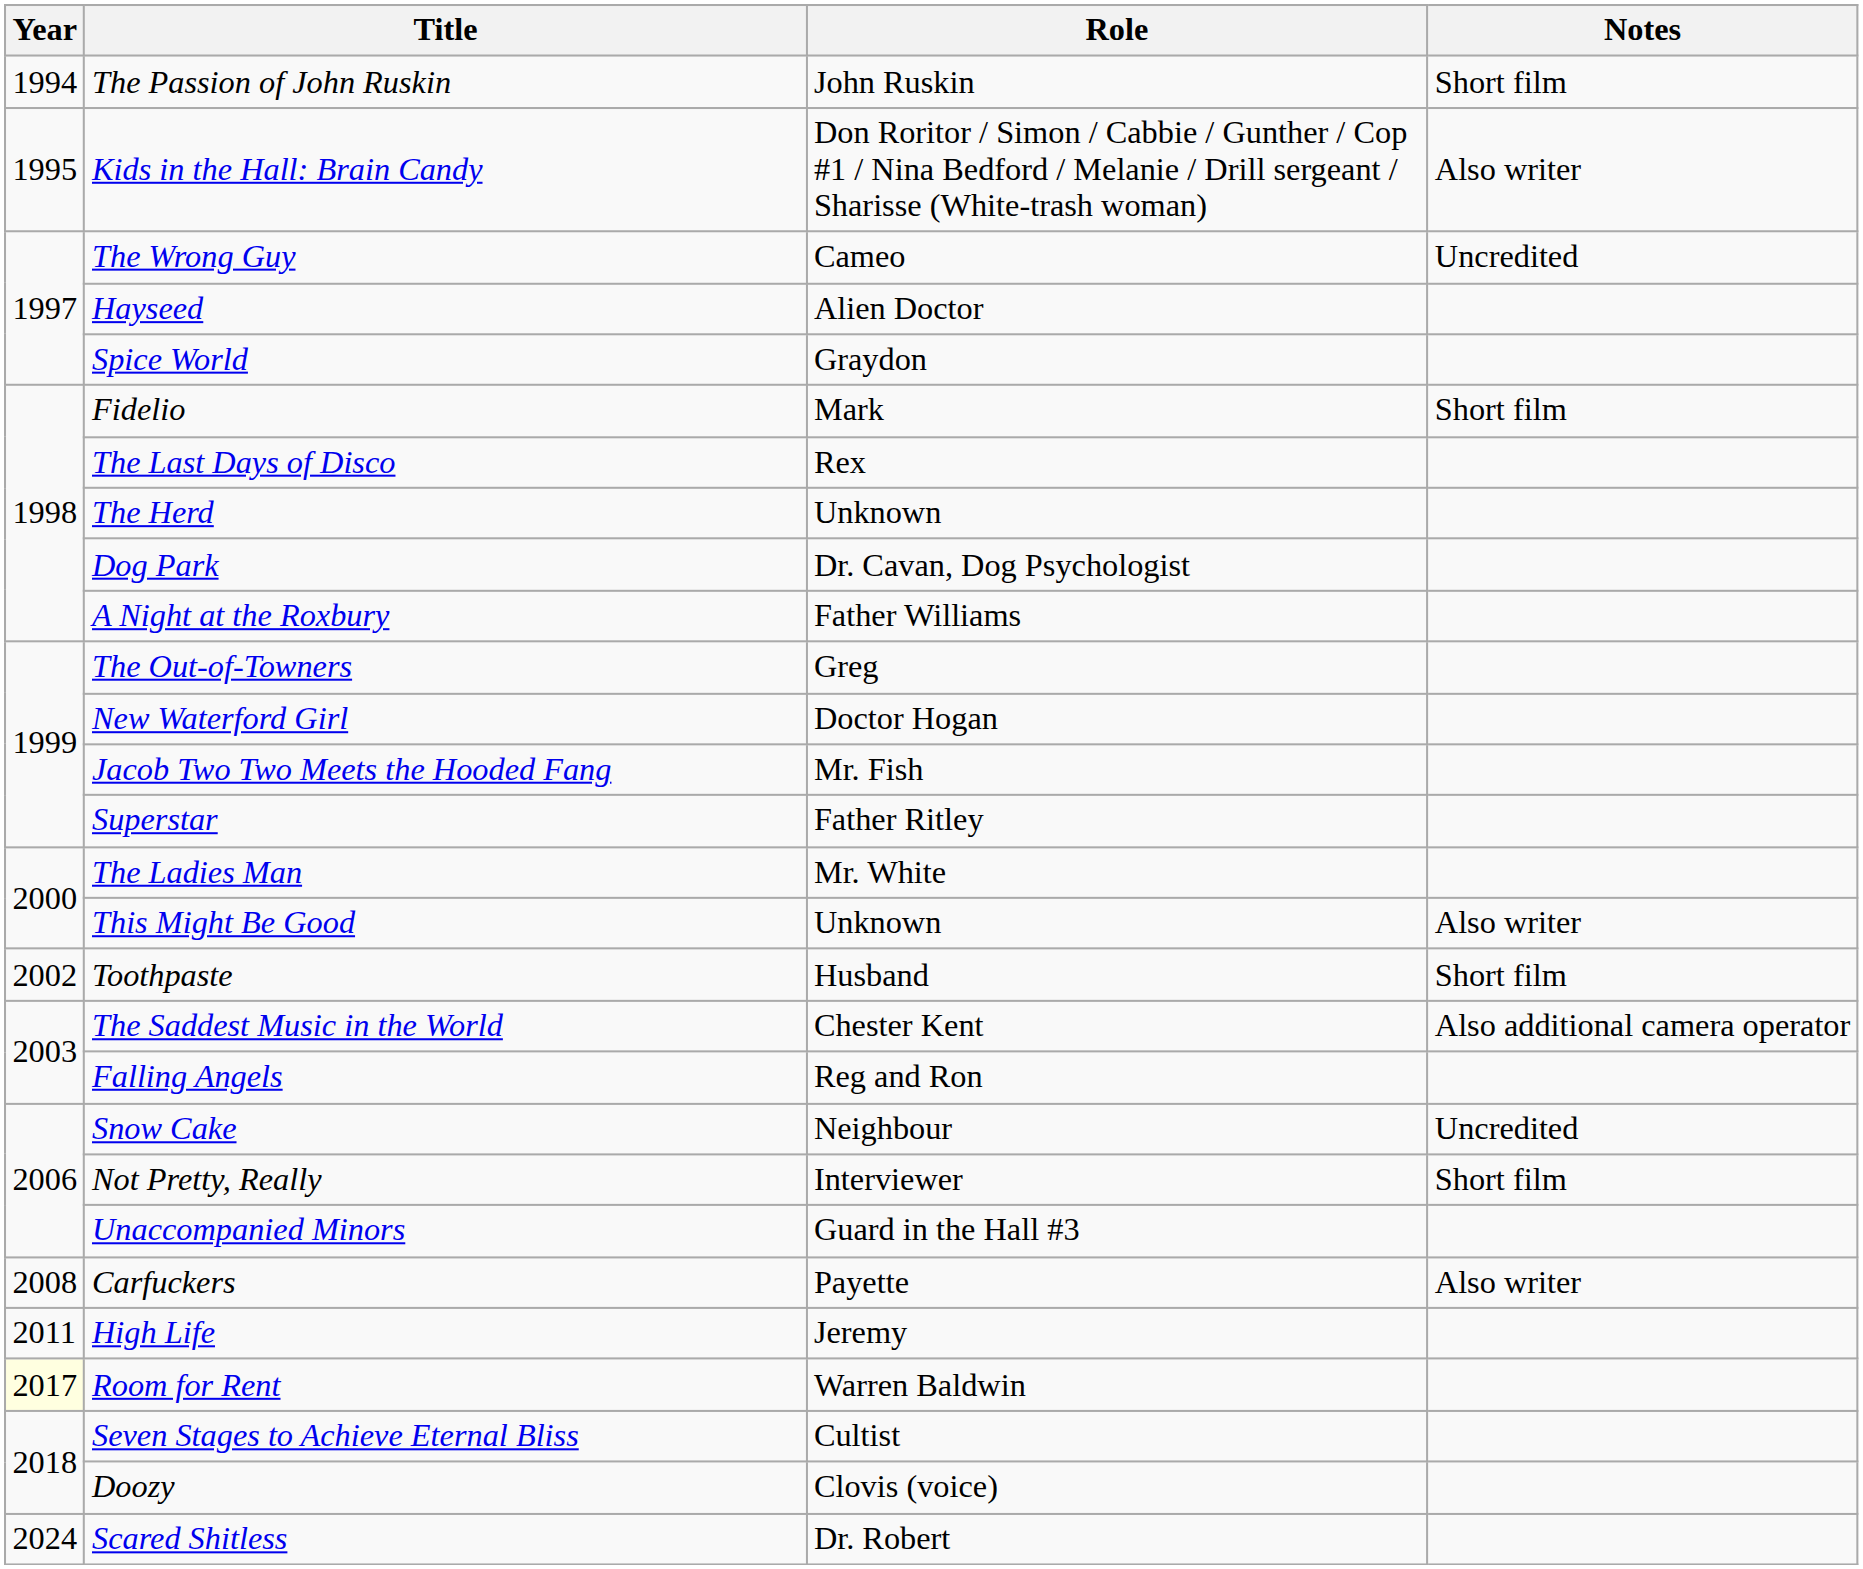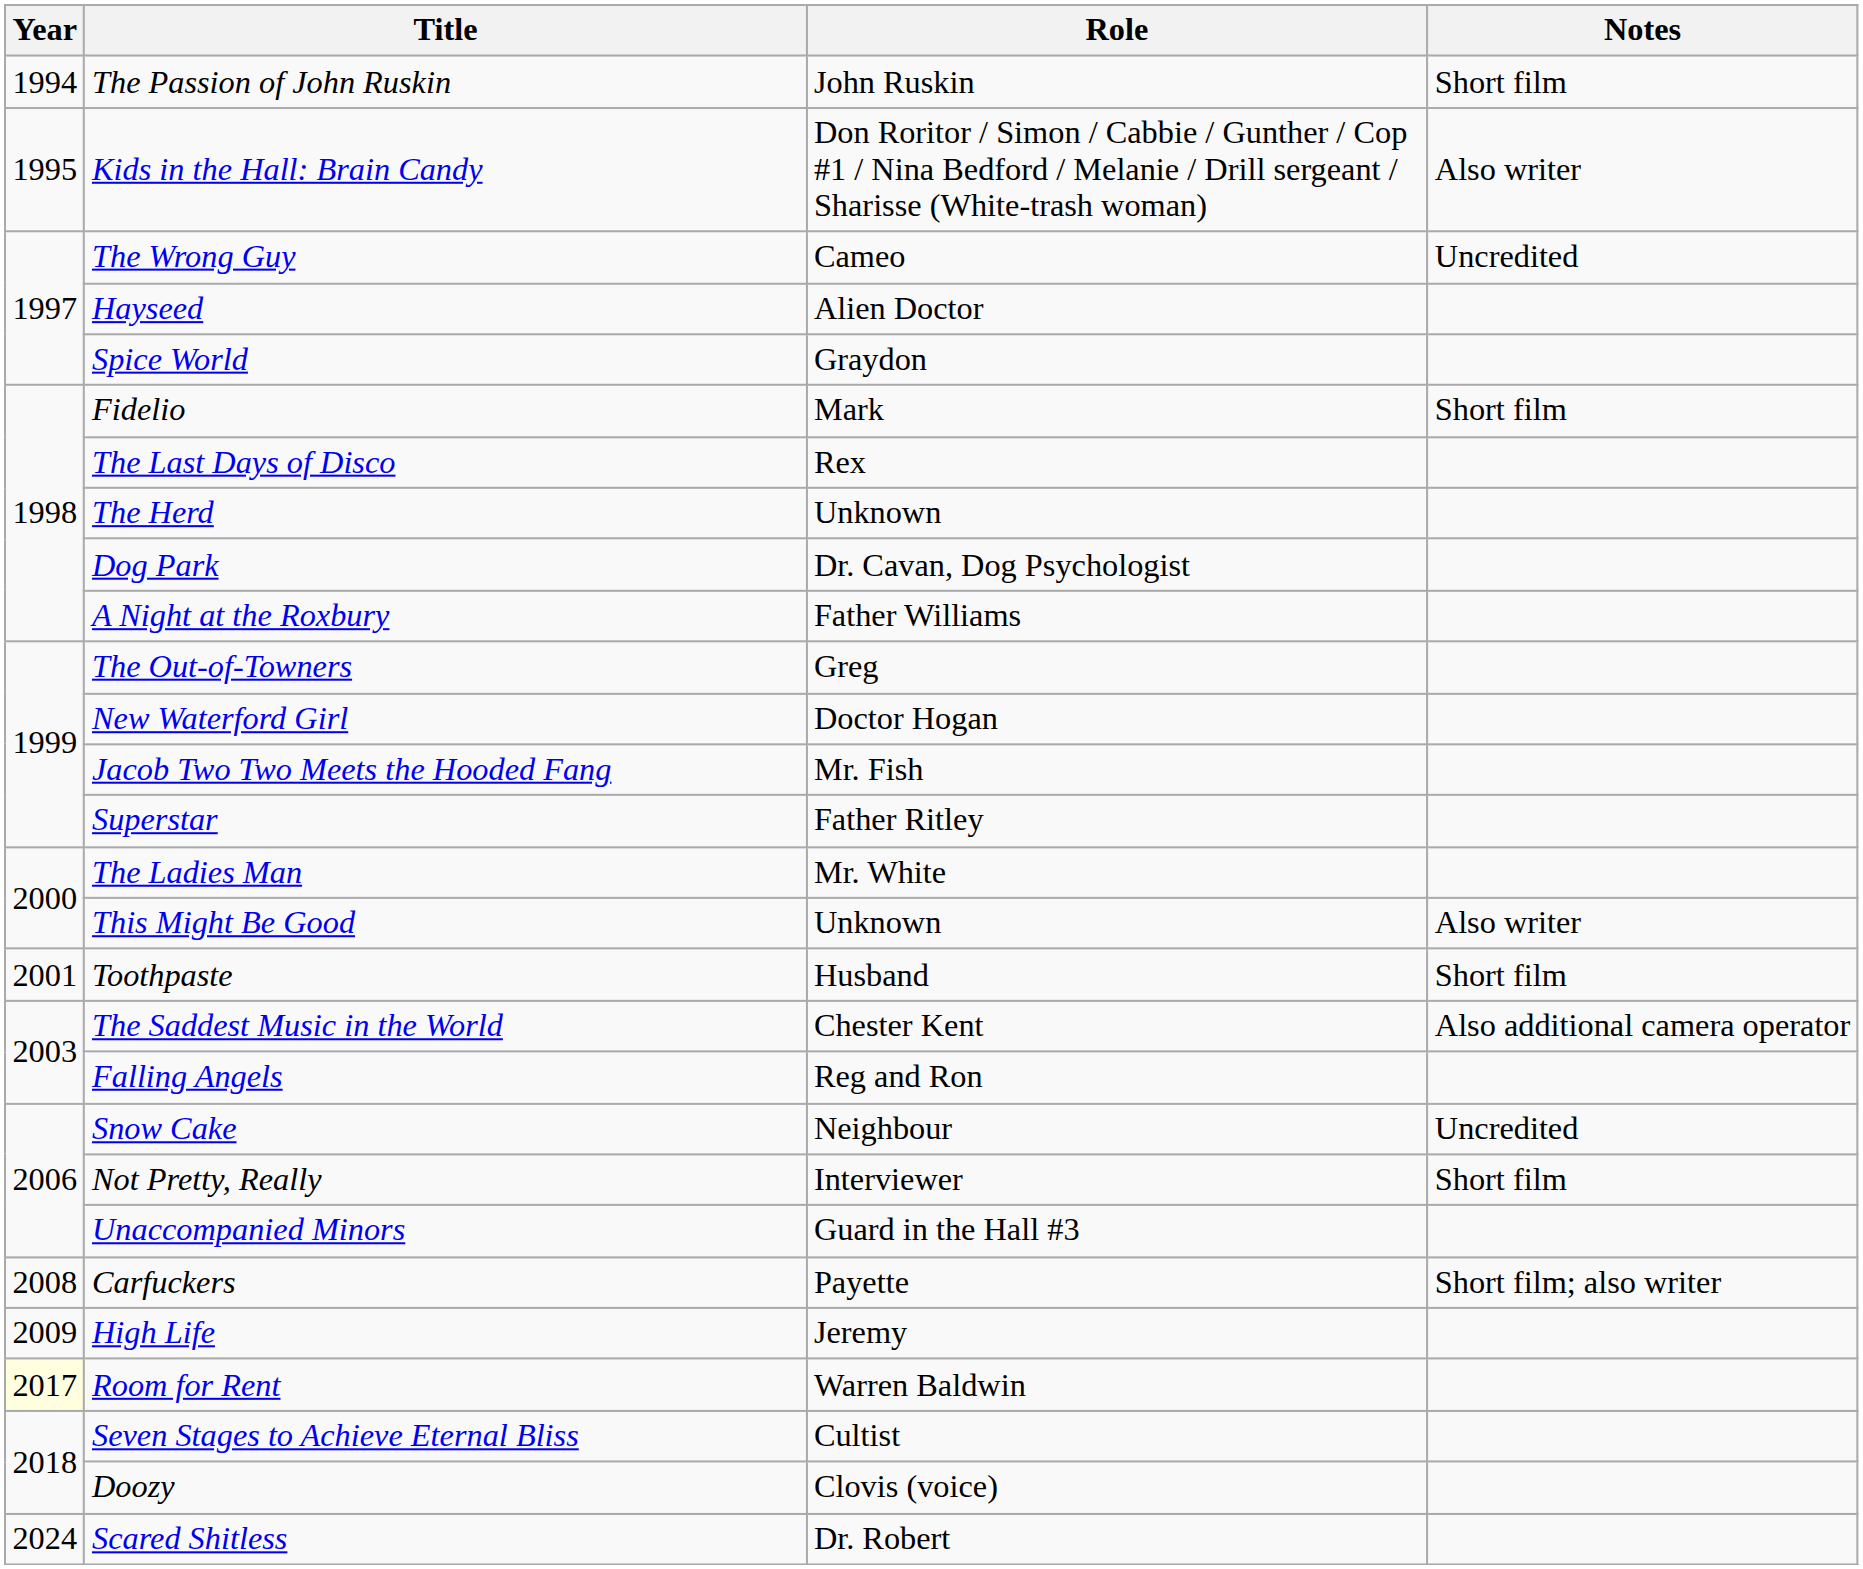(45, 974) 2002 -> (45, 974) 2001
(1508, 1281) Also writer -> (1578, 1281) Short film; also writer
(44, 1333) 2011 -> (45, 1333) 2009
